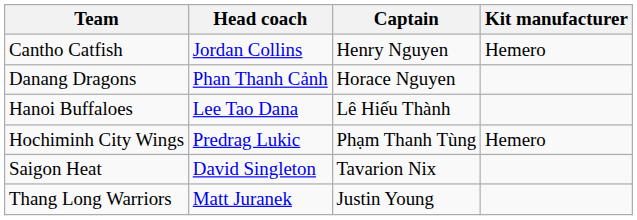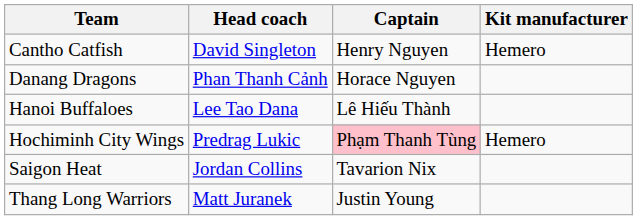(248, 49) Jordan Collins -> (254, 49) David Singleton
(406, 139) no background -> (406, 139) pink background
(254, 169) David Singleton -> (248, 169) Jordan Collins
